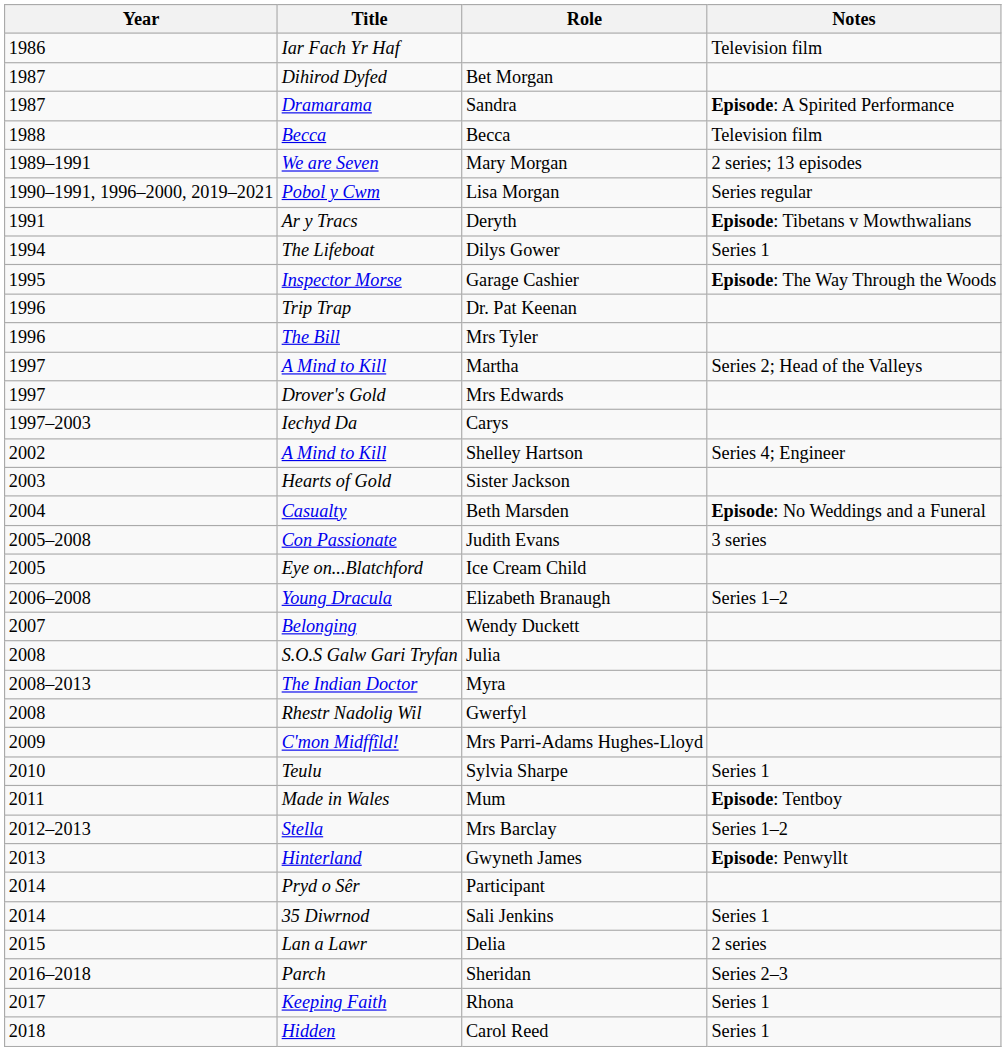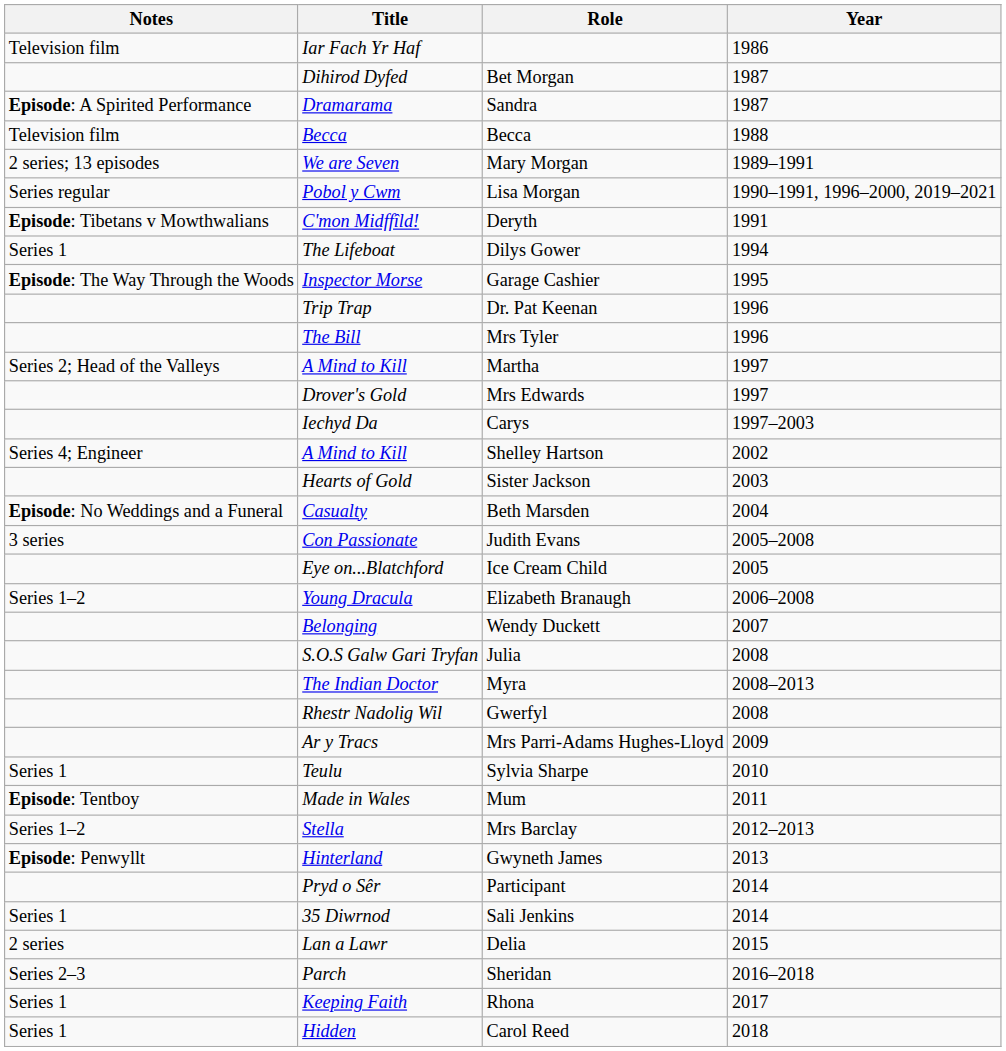columns swapped: (141, 18) <-> (854, 18)
(320, 221) Ar y Tracs -> (361, 221) C'mon Midffîld!
(340, 742) C'mon Midffîld! -> (340, 742) Ar y Tracs
